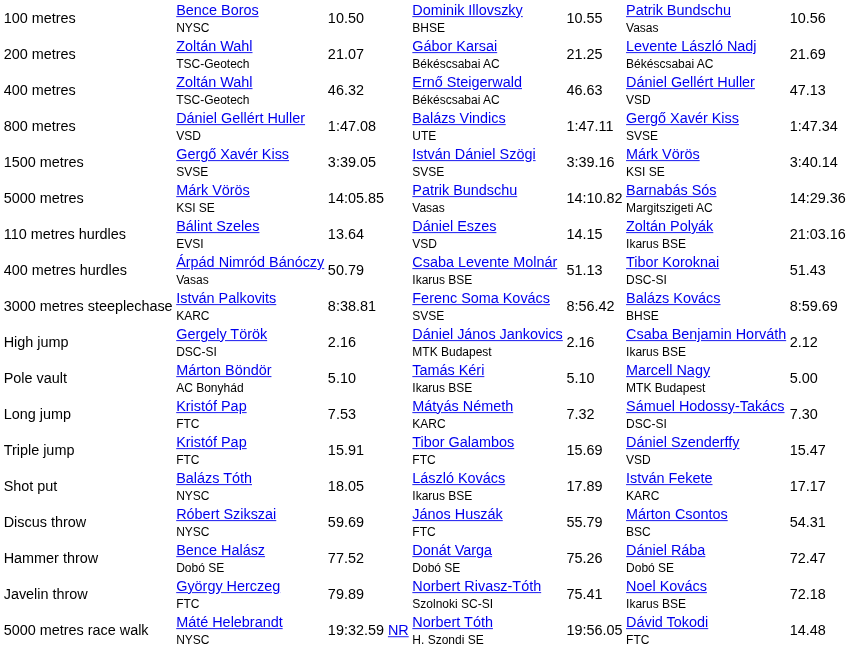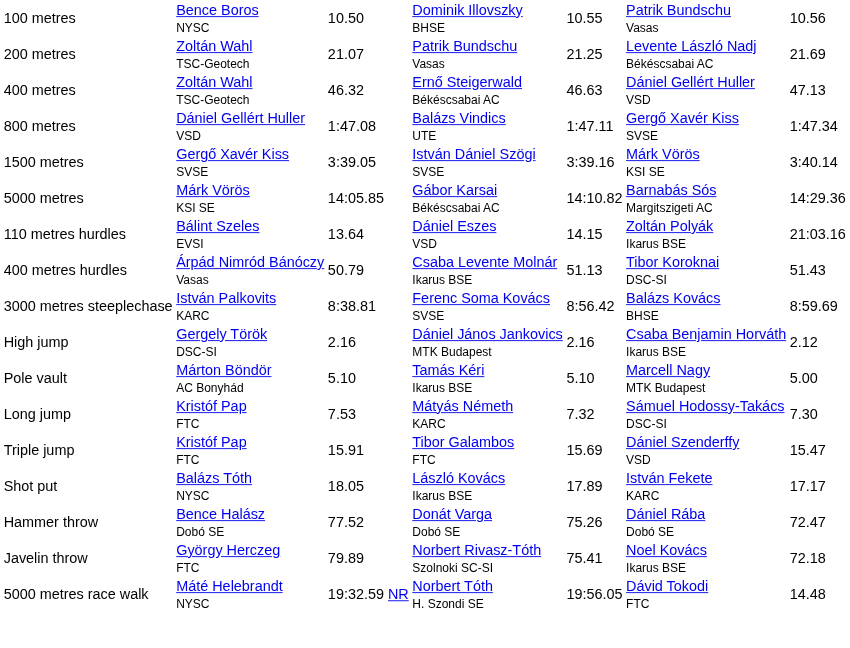(456, 54) Gábor Karsai Békéscsabai AC -> (465, 54) Patrik Bundschu Vasas
(465, 198) Patrik Bundschu Vasas -> (456, 198) Gábor Karsai Békéscsabai AC
- row: (45, 522)
